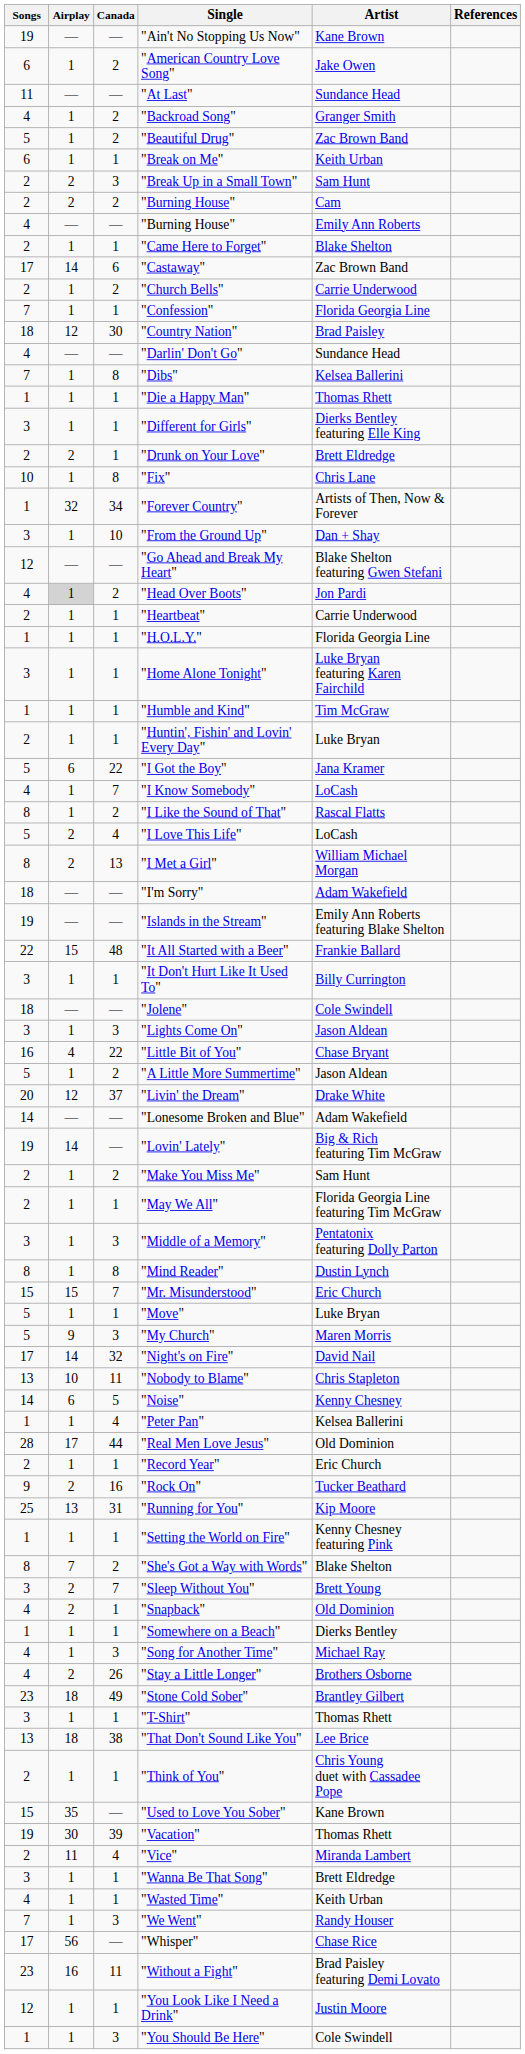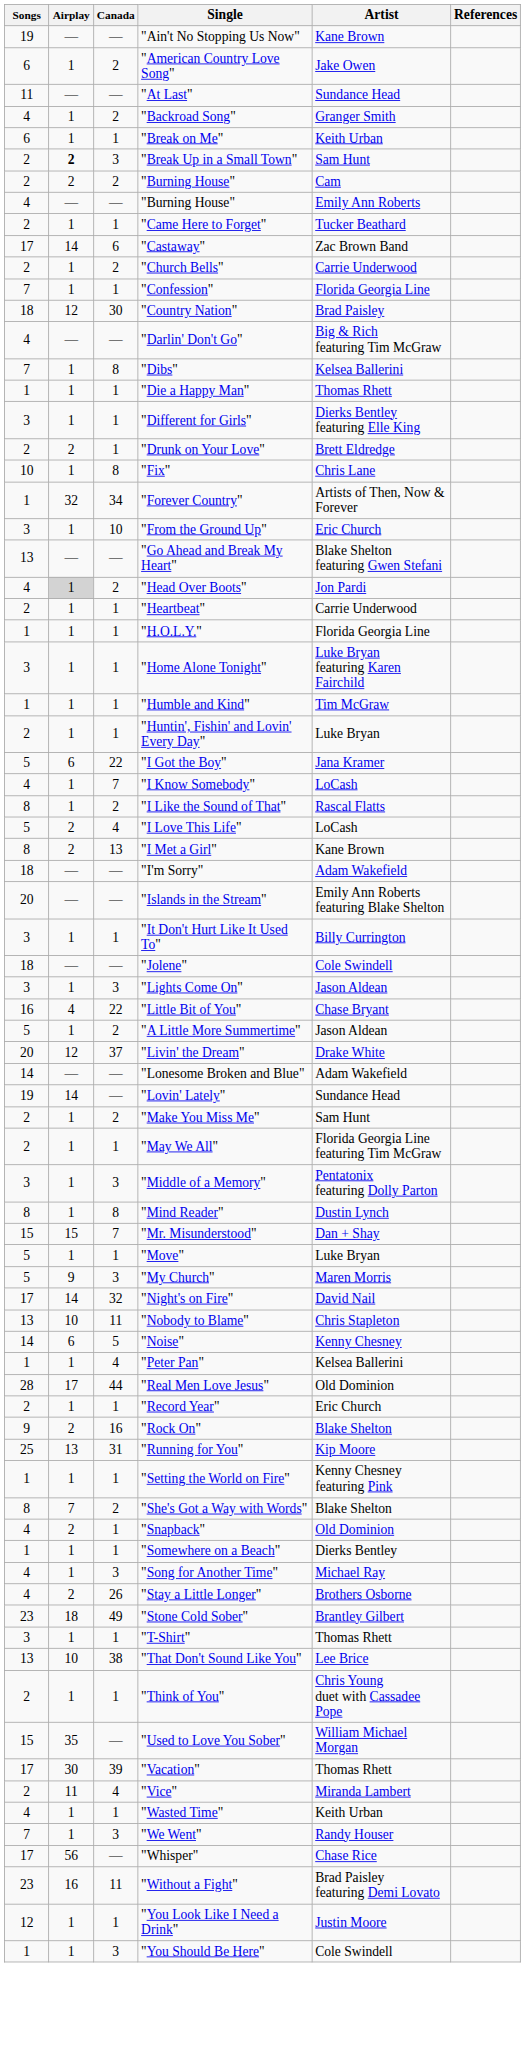- row: (116, 138)
(71, 181) normal -> (71, 159) bold
(354, 246) Blake Shelton -> (360, 224) Tucker Beathard
(358, 354) Sundance Head -> (378, 340) Big & Rich featuring Tim McGraw
(347, 535) Dan + Shay -> (348, 529) Eric Church
(27, 564) 12 -> (27, 558) 13
(361, 863) William Michael Morgan -> (350, 849) Kane Brown
(27, 921) 19 -> (27, 900) 20
- row: (116, 951)
(378, 1146) Big & Rich featuring Tim McGraw -> (358, 1095) Sundance Head
(348, 1292) Eric Church -> (347, 1234) Dan + Shay
(360, 1486) Tucker Beathard -> (354, 1428) Blake Shelton
- row: (116, 1588)
(71, 1739) 18 -> (71, 1659) 10
(350, 1813) Kane Brown -> (361, 1740) William Michael Morgan
(27, 1834) 19 -> (27, 1769) 17
- row: (116, 1877)
